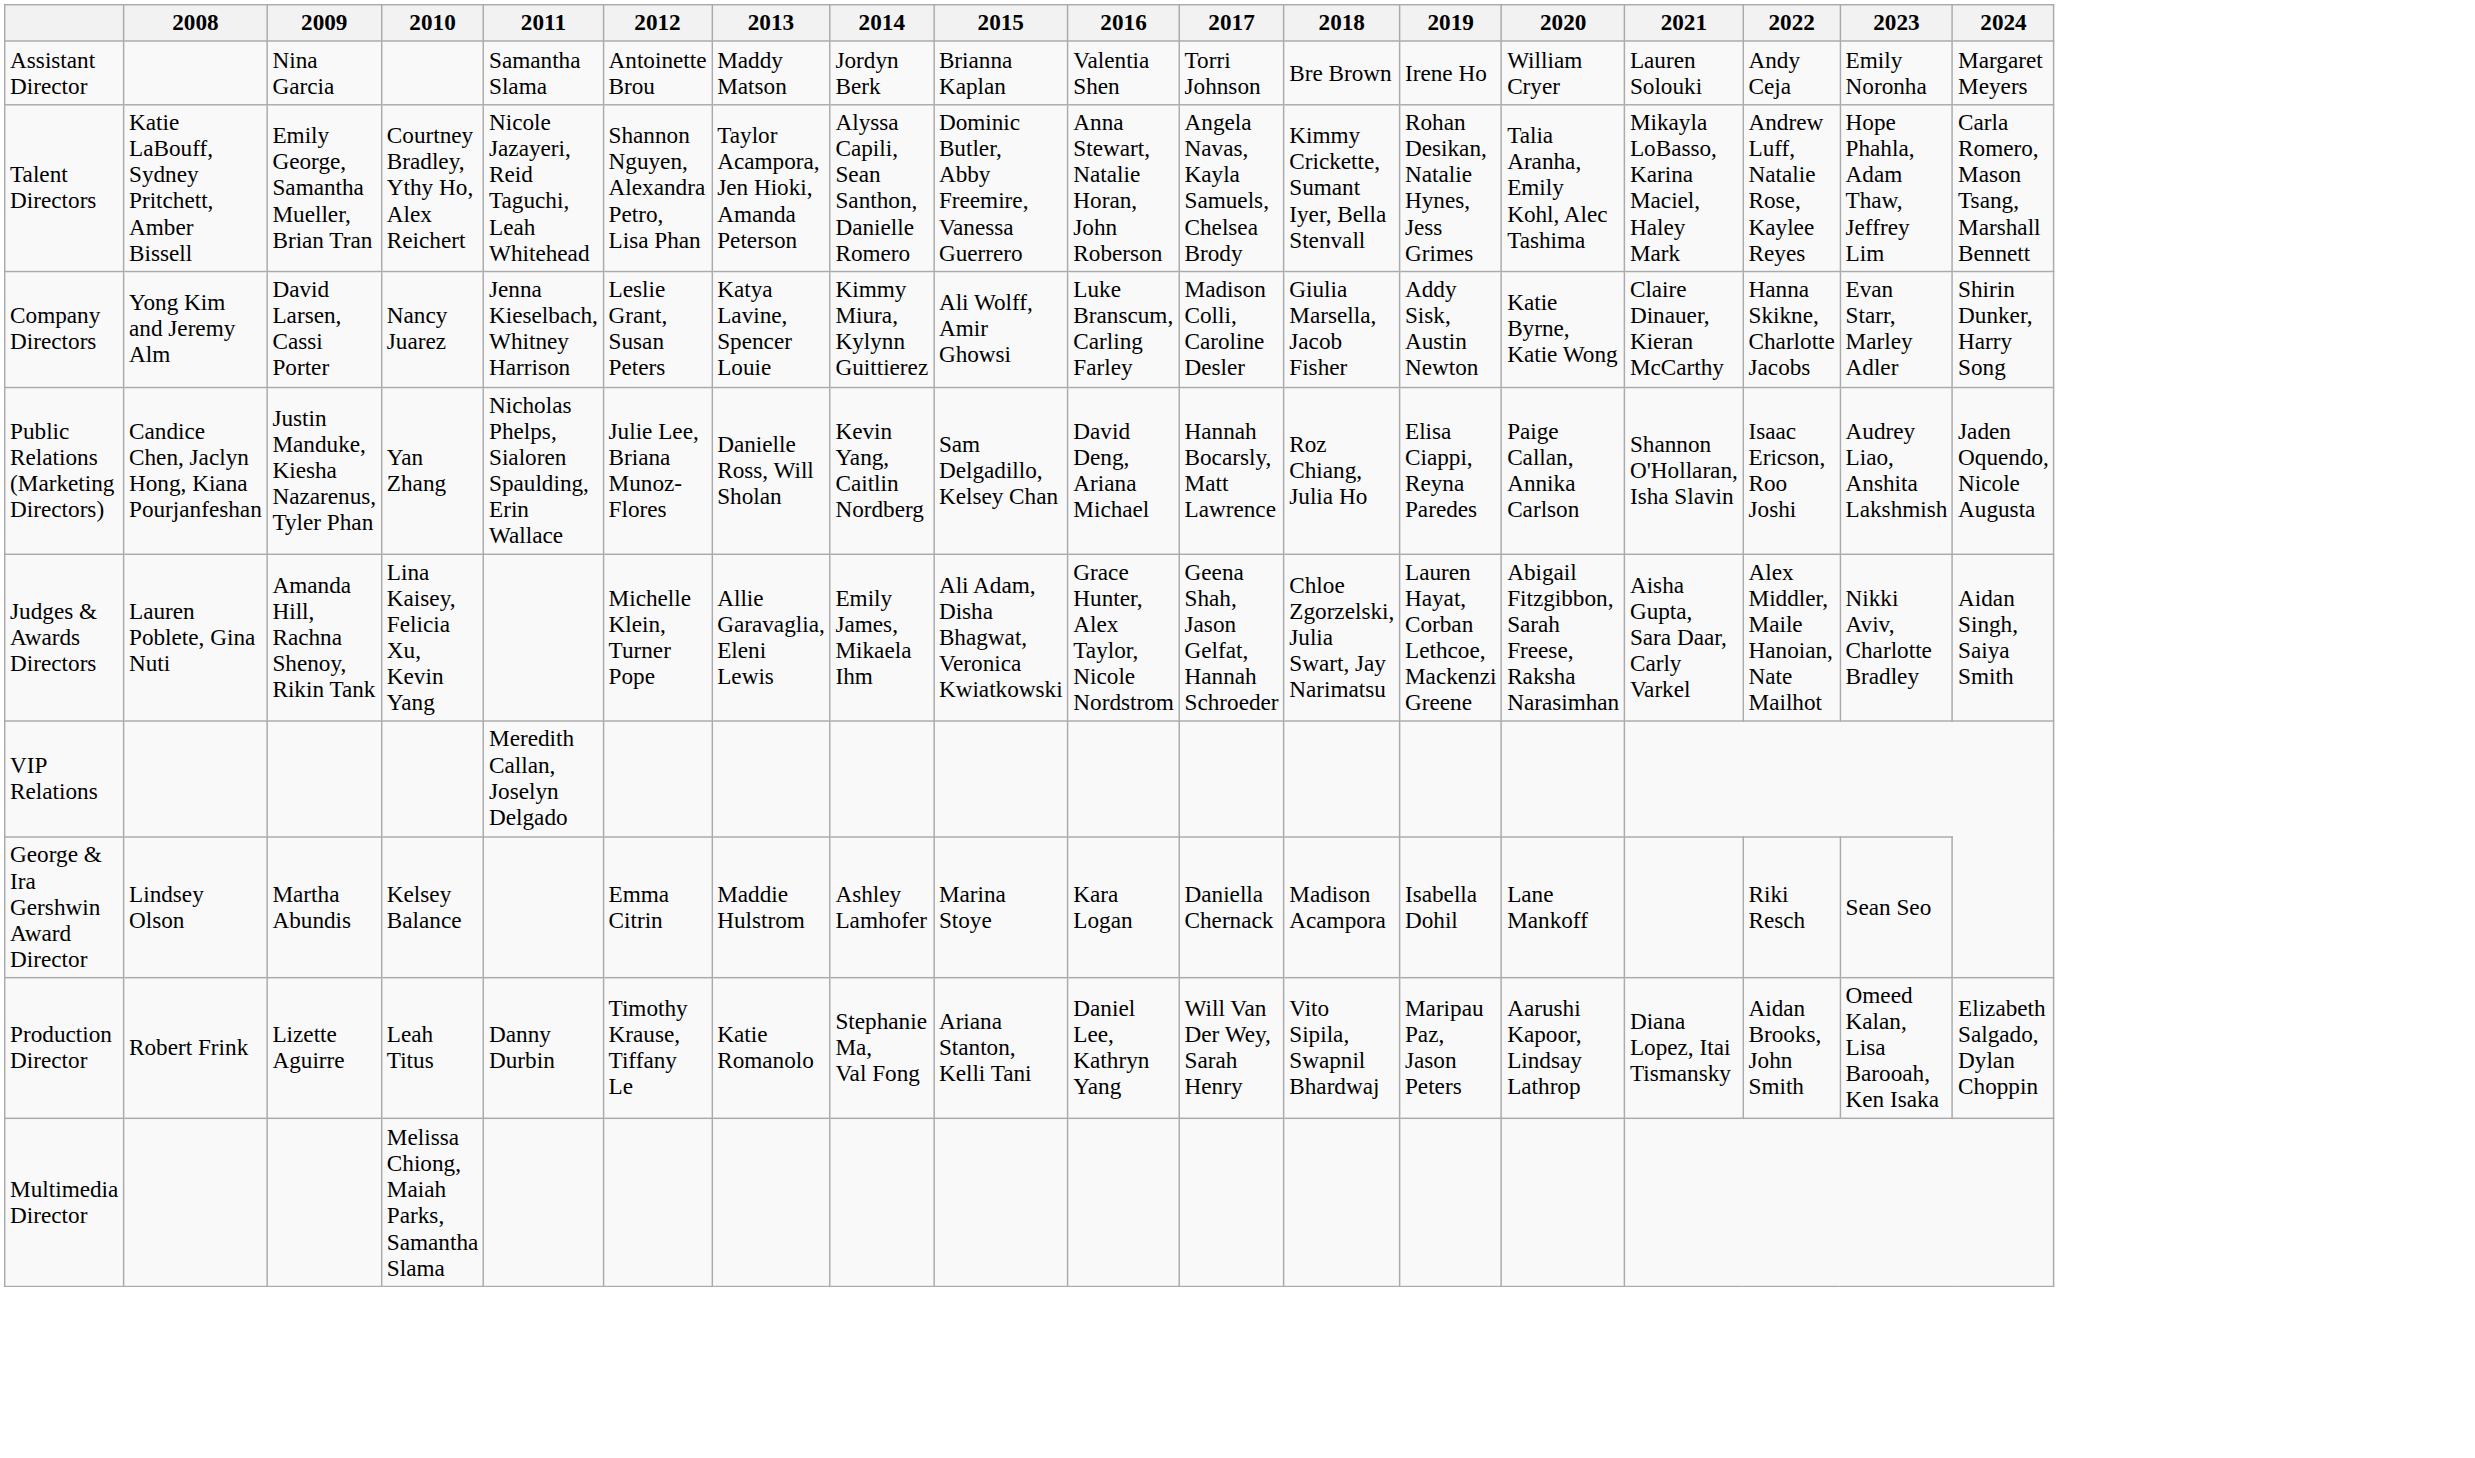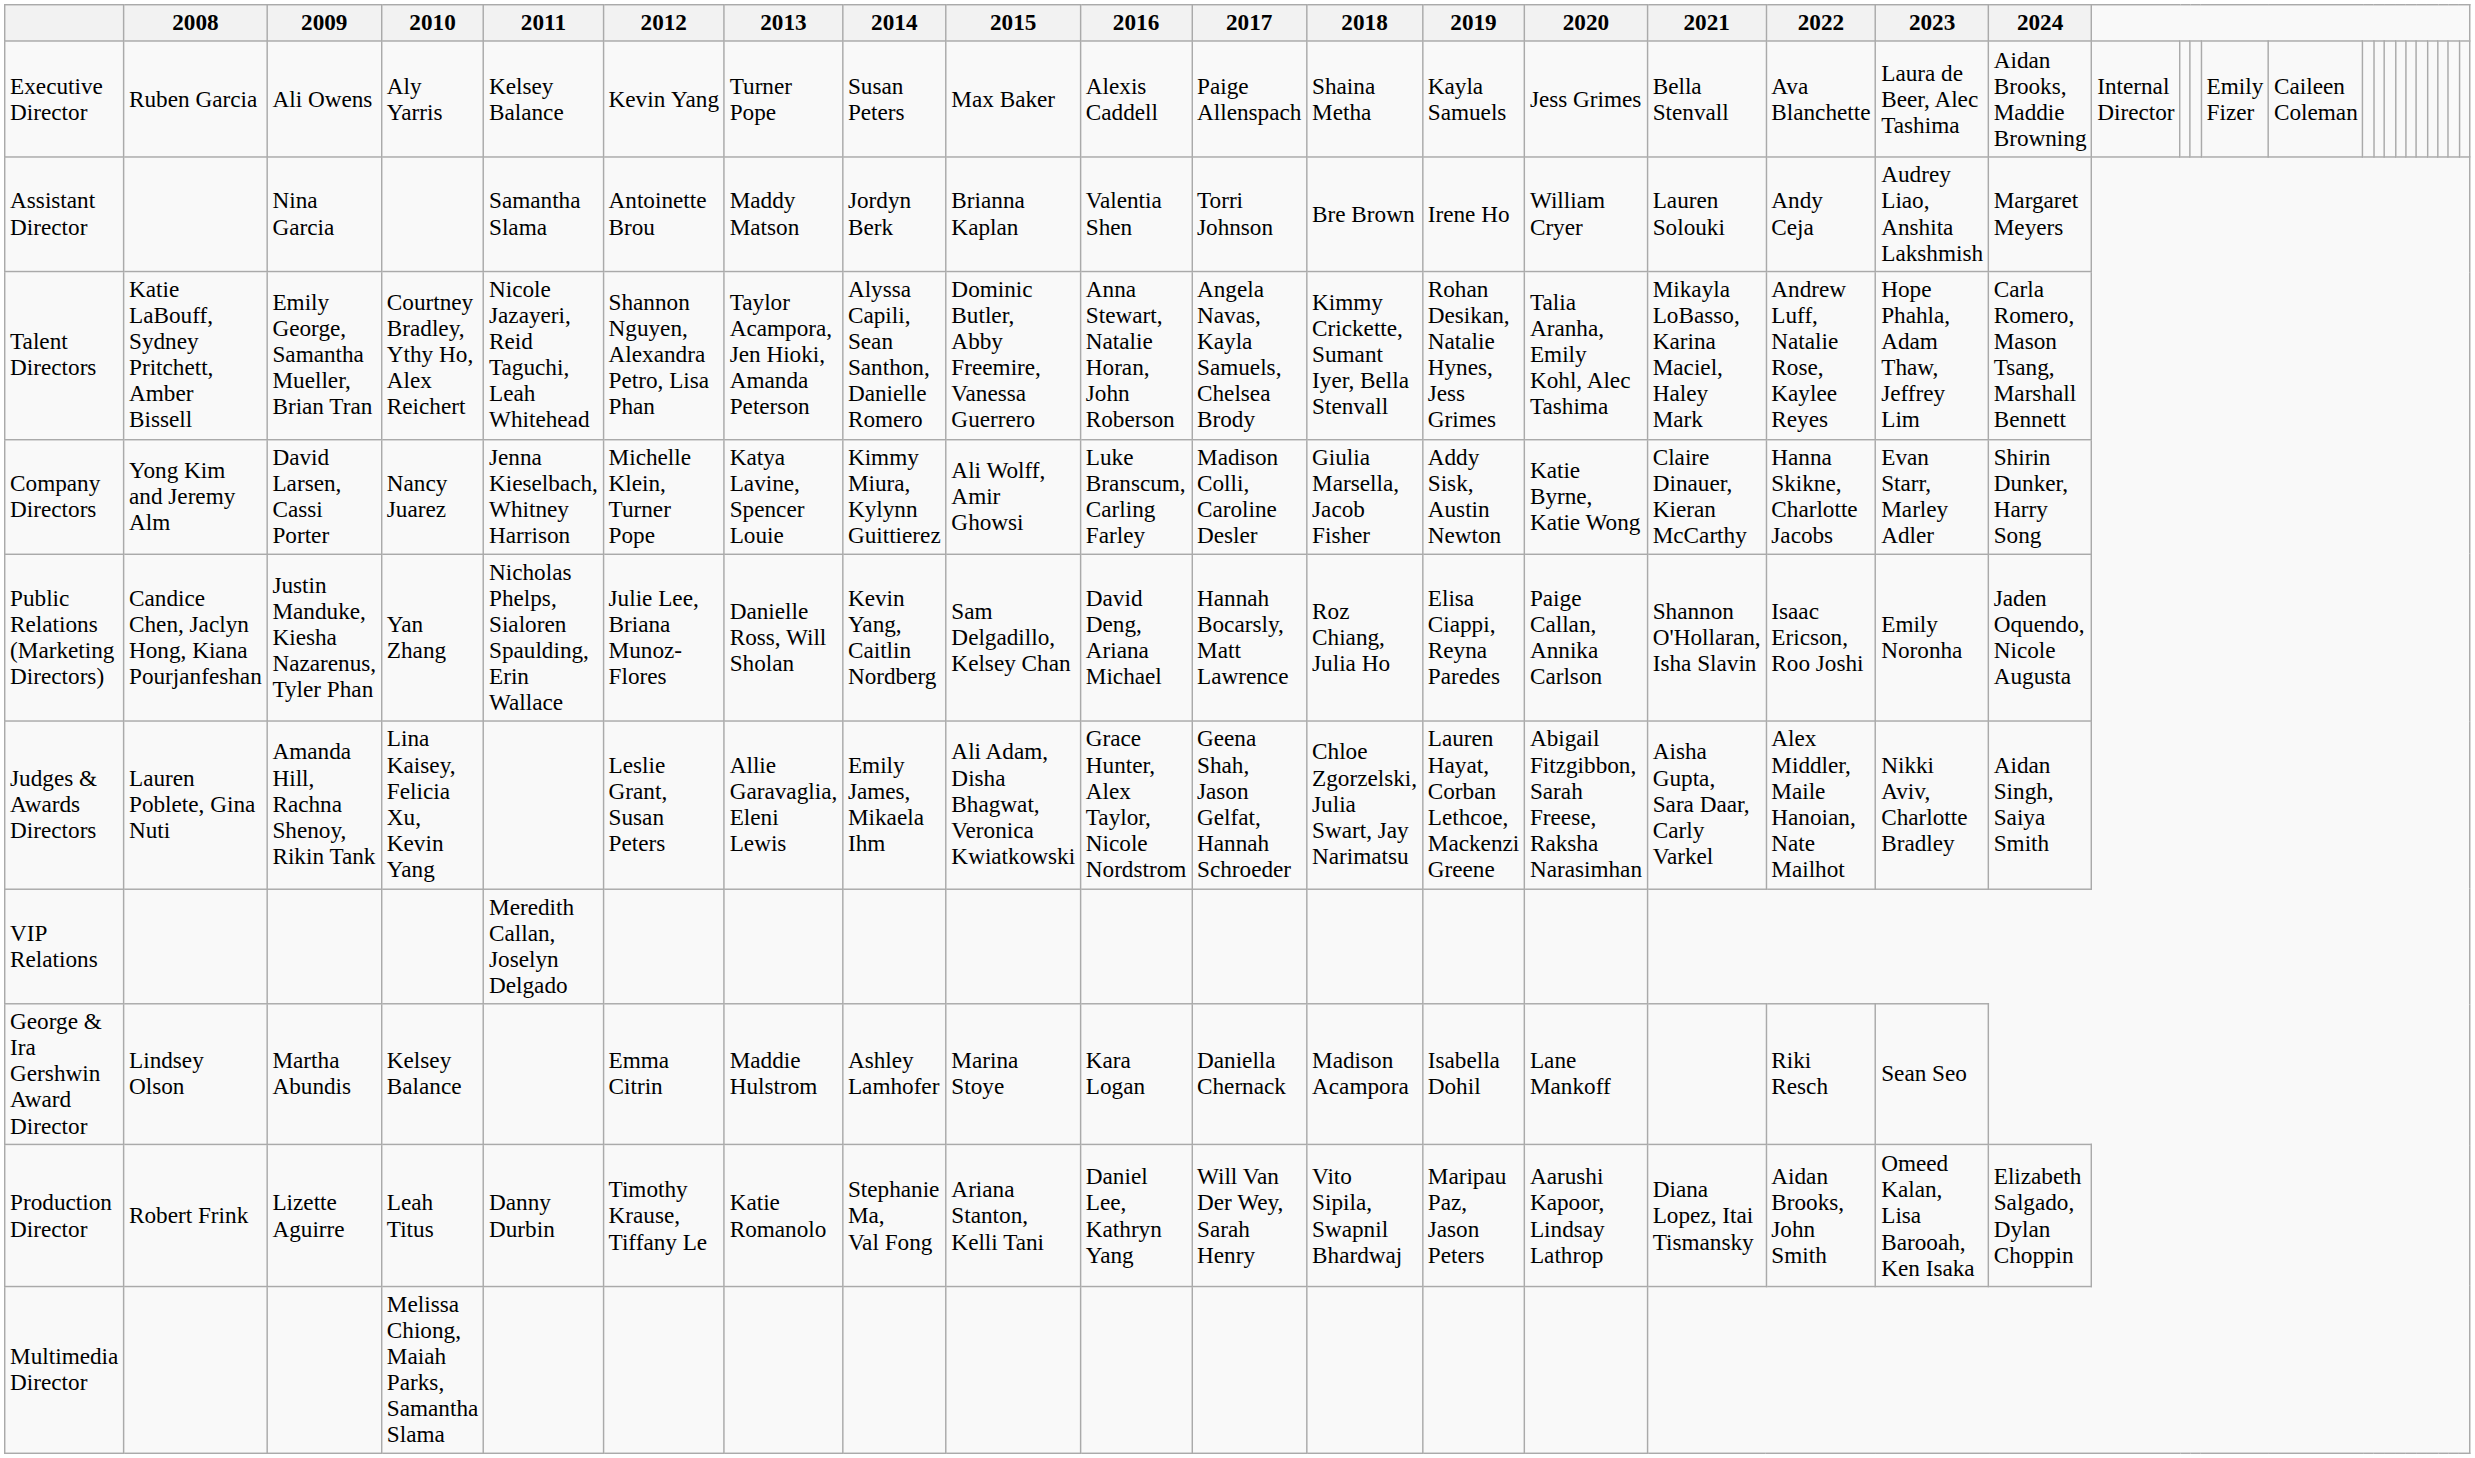+ row: (56, 98)
(1886, 72) Emily Noronha -> (1932, 213) Audrey Liao, Anshita Lakshmish
(638, 329) Leslie Grant, Susan Peters -> (650, 496) Michelle Klein, Turner Pope
(1896, 470) Audrey Liao, Anshita Lakshmish -> (1922, 637) Emily Noronha
(650, 637) Michelle Klein, Turner Pope -> (638, 804) Leslie Grant, Susan Peters
